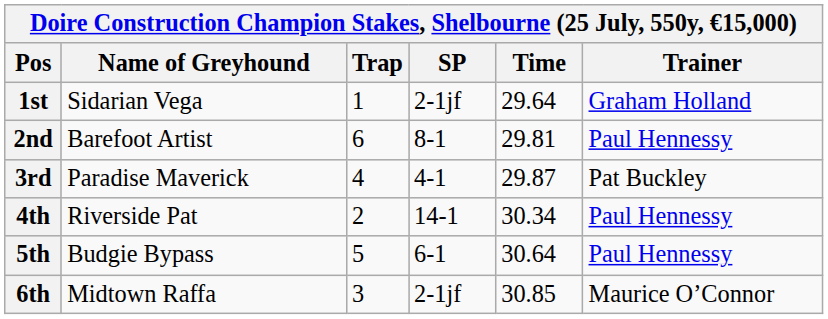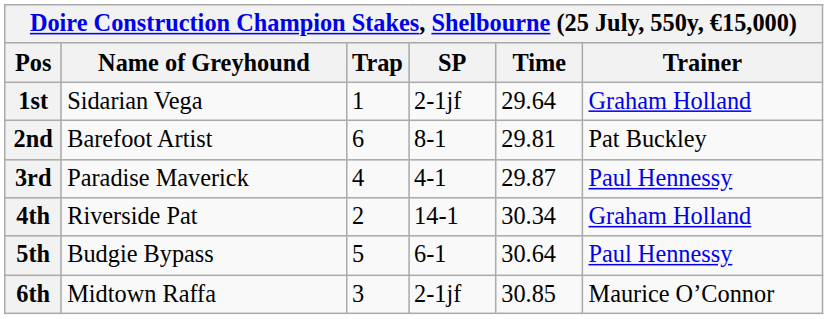(660, 139) Paul Hennessy -> (648, 139) Pat Buckley
(648, 178) Pat Buckley -> (660, 178) Paul Hennessy
(660, 216) Paul Hennessy -> (670, 216) Graham Holland
